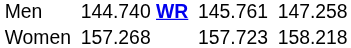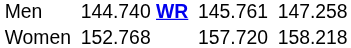(116, 38) 157.268 -> (116, 38) 152.768
(233, 38) 157.723 -> (233, 38) 157.720
